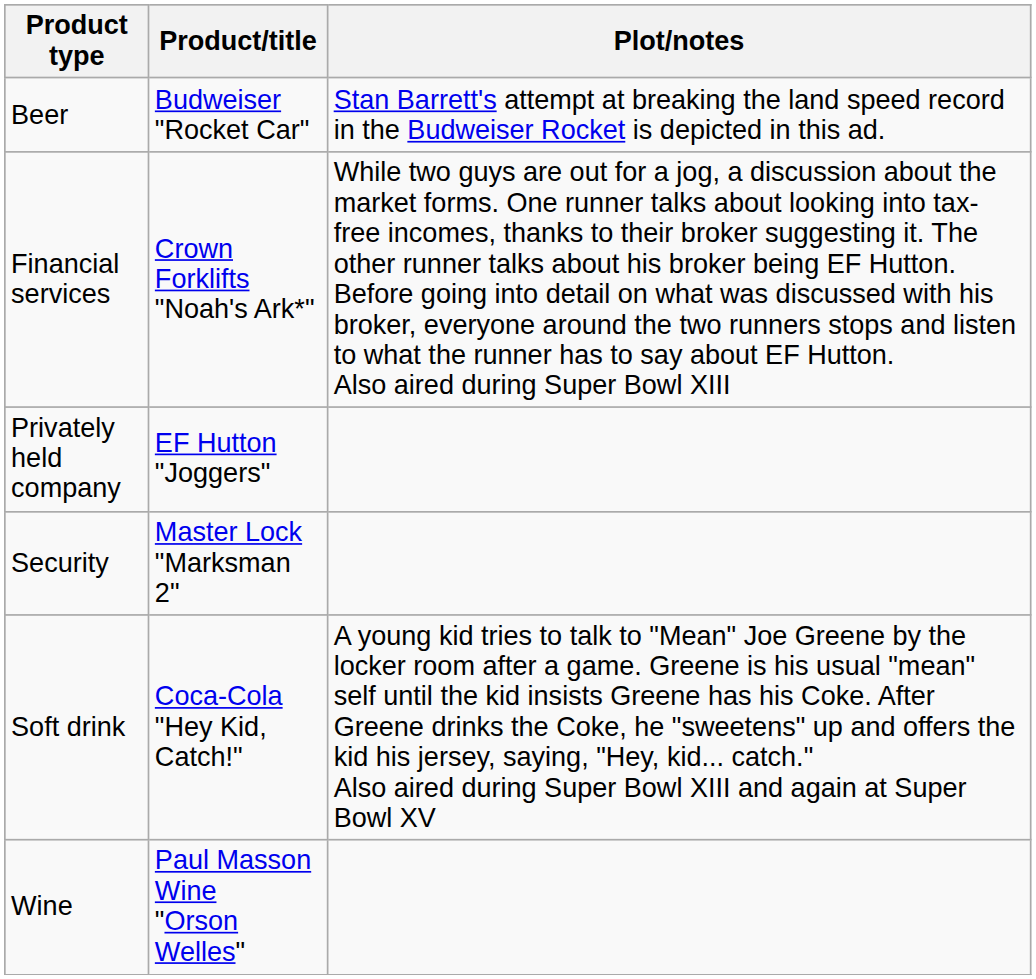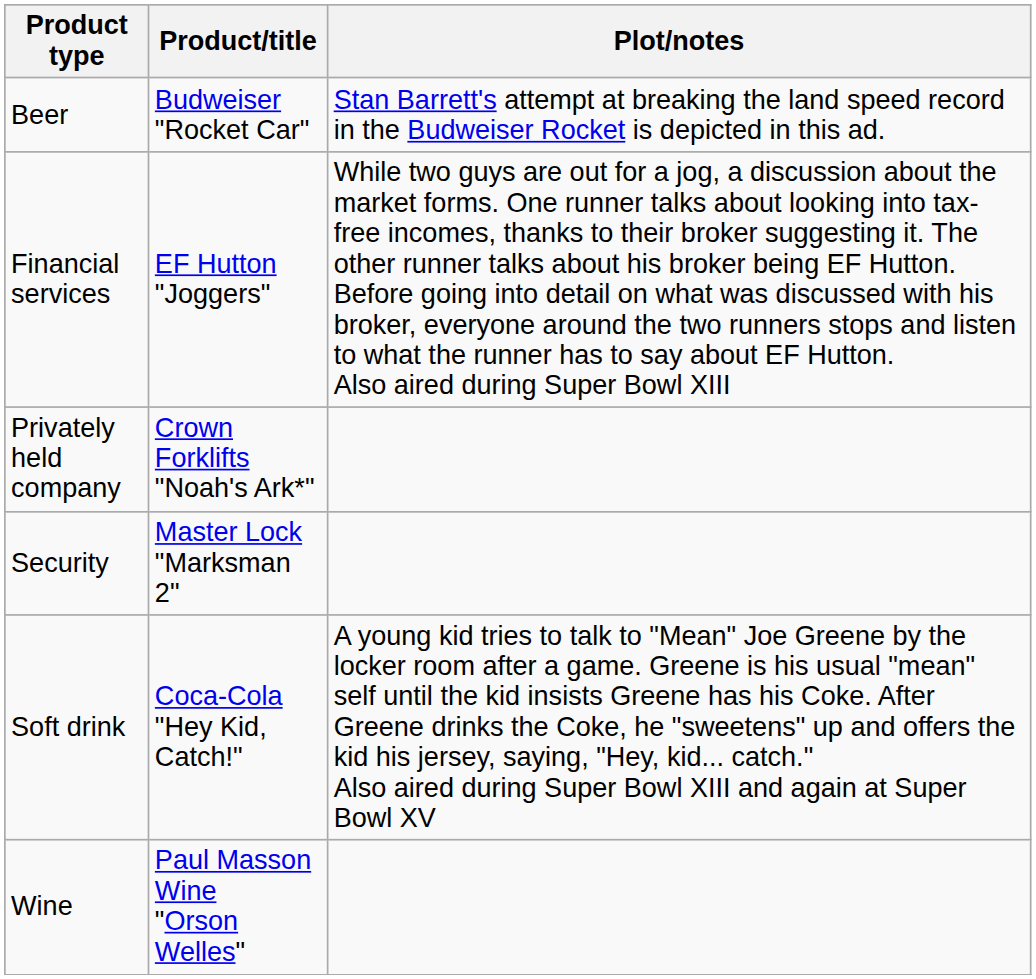(235, 279) Crown Forklifts "Noah's Ark*" -> (216, 279) EF Hutton "Joggers"
(216, 458) EF Hutton "Joggers" -> (235, 458) Crown Forklifts "Noah's Ark*"
